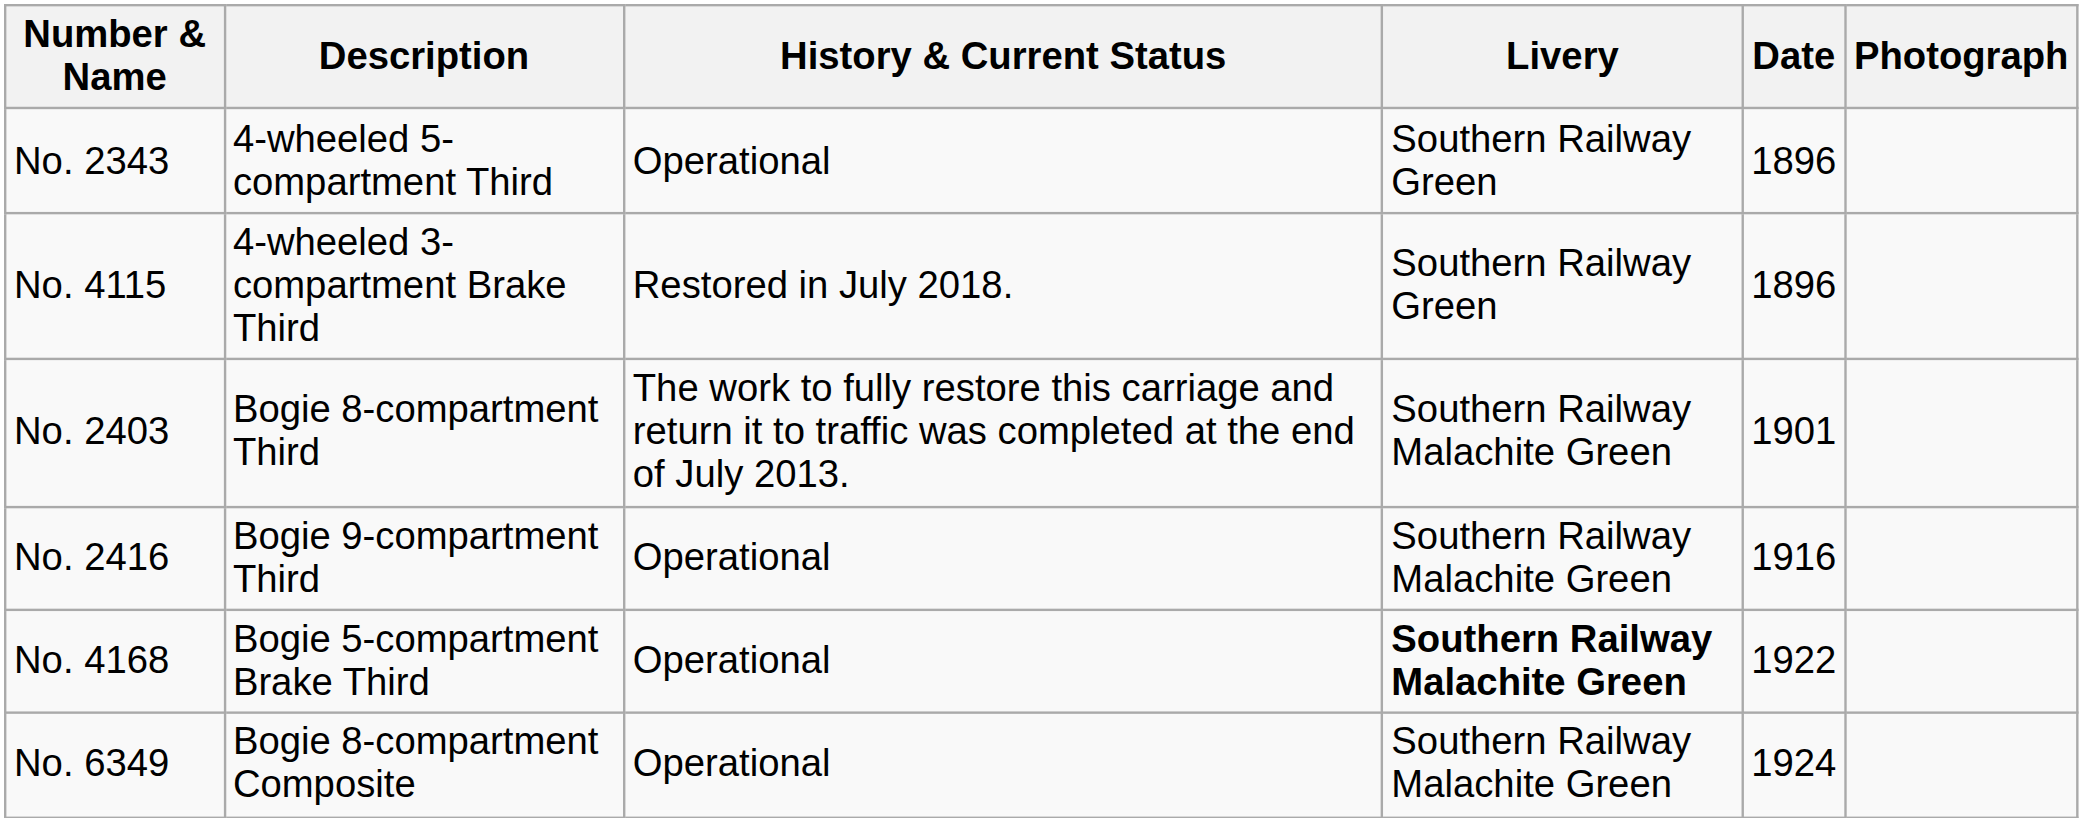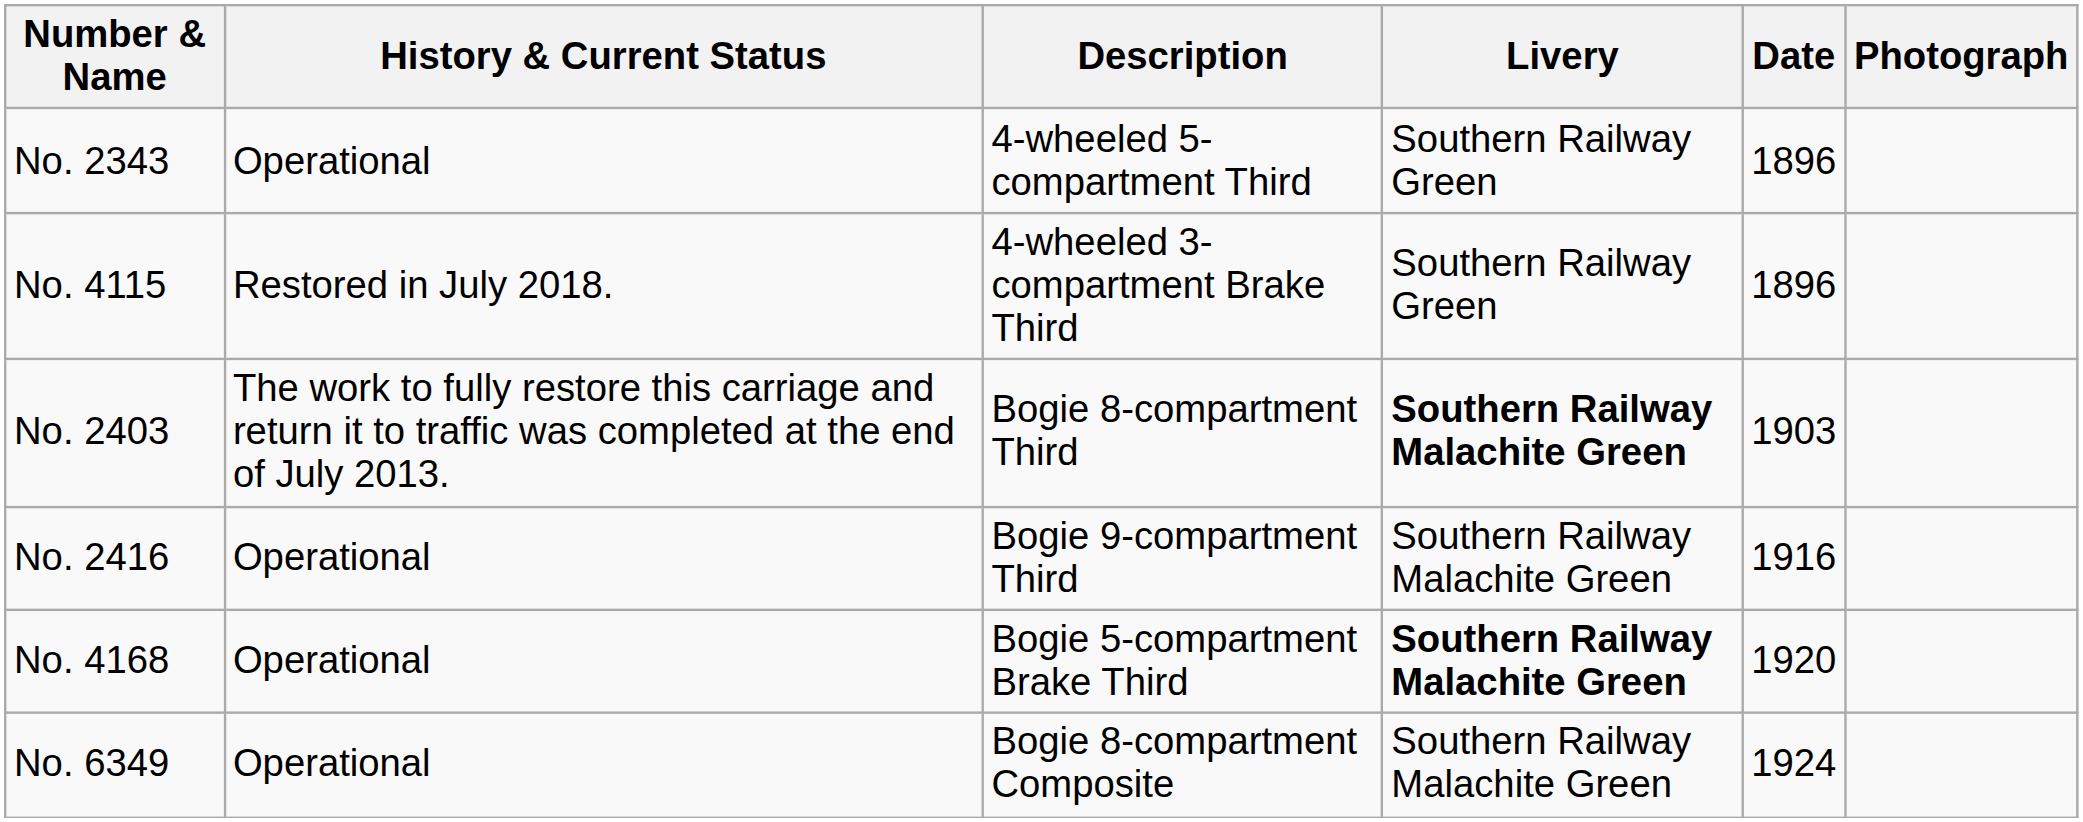columns swapped: (424, 56) <-> (1003, 56)
(1541, 431) normal -> (1552, 431) bold
(1794, 431) 1901 -> (1794, 431) 1903
(1794, 660) 1922 -> (1794, 660) 1920
